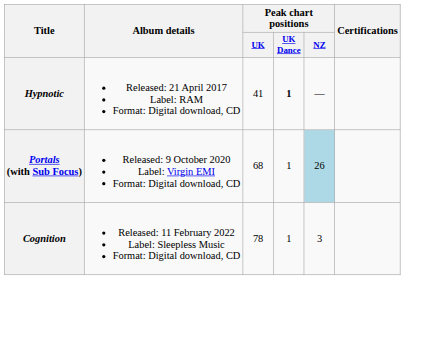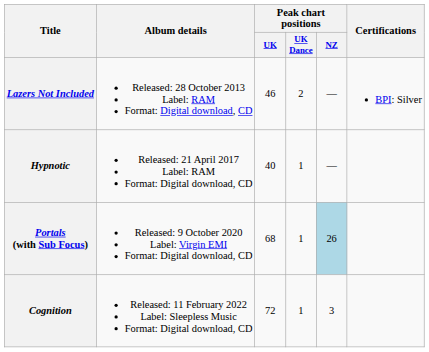+ row: (50, 93)
(258, 93) 41 -> (270, 166) 40
(289, 93) bold -> (301, 166) normal
(258, 238) 78 -> (270, 311) 72
